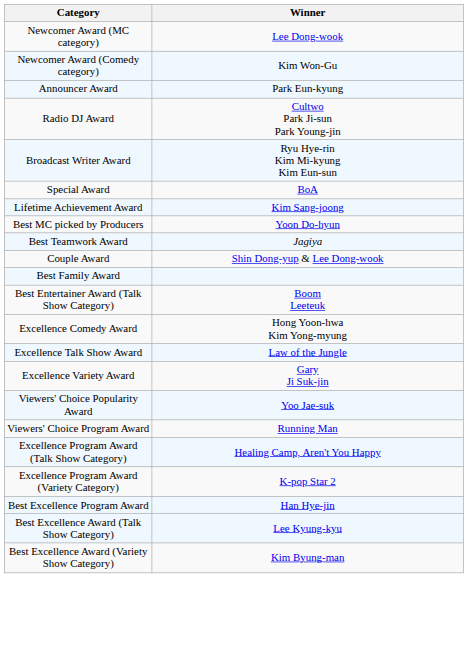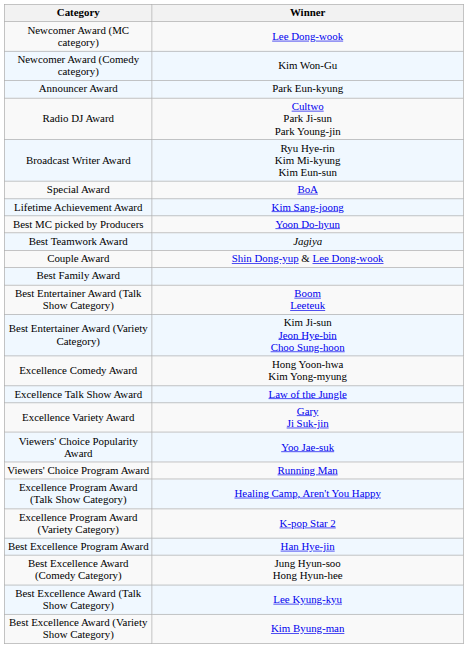+ row: (78, 335)
+ row: (78, 570)
